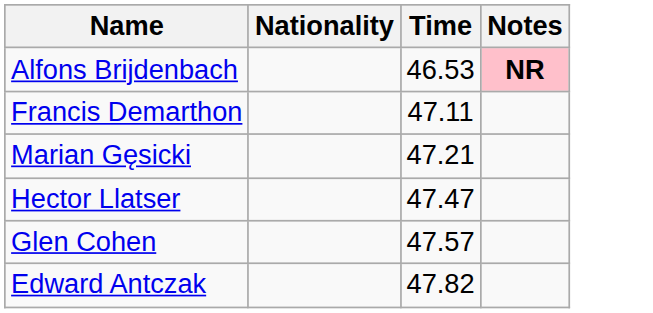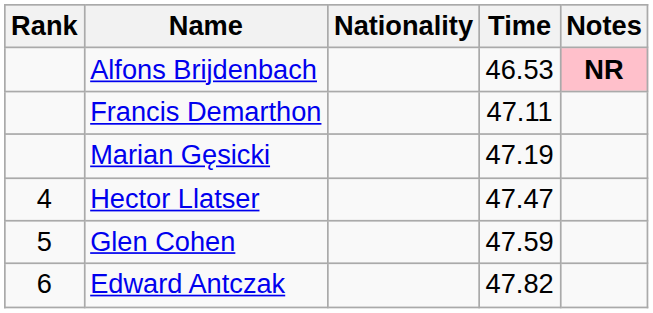+ column: (44, 26)
(441, 155) 47.21 -> (520, 155) 47.19
(441, 241) 47.57 -> (520, 241) 47.59
